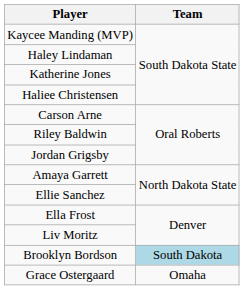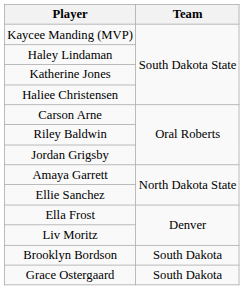(188, 255) lightblue background -> (188, 255) no background
(188, 275) Omaha -> (188, 275) South Dakota
